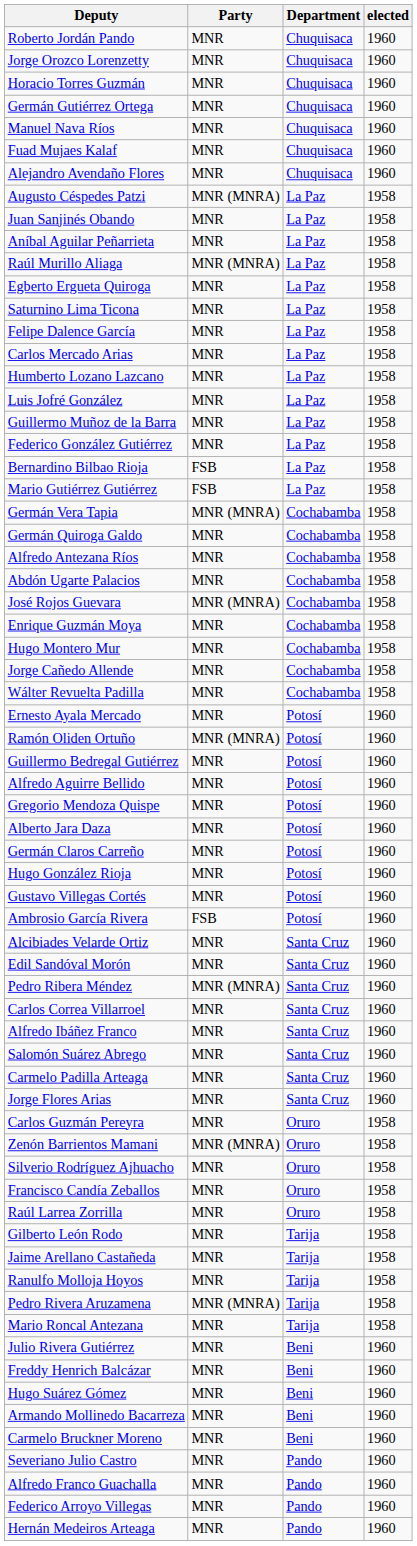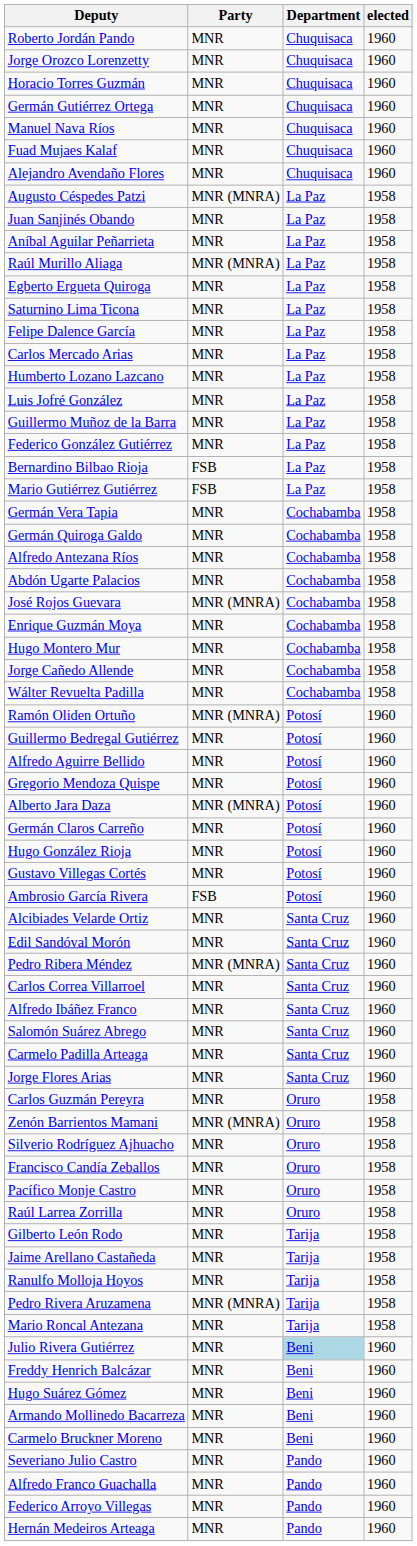(236, 512) MNR (MNRA) -> (208, 512) MNR
- row: (74, 715)
(208, 828) MNR -> (236, 806) MNR (MNRA)
+ row: (72, 1190)
(300, 1348) no background -> (300, 1348) lightblue background
